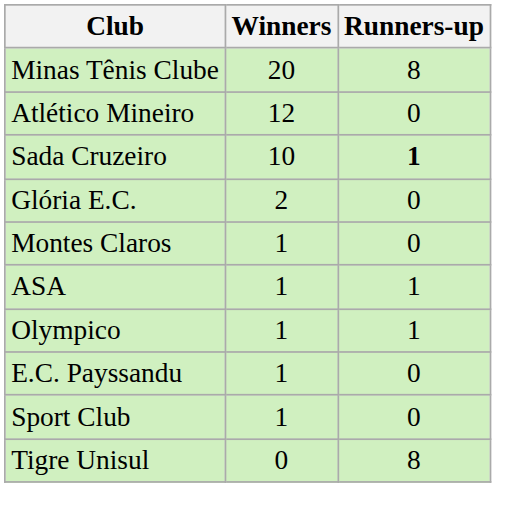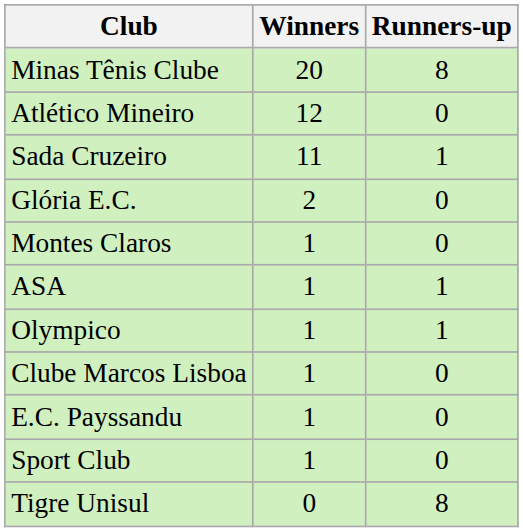(281, 156) 10 -> (309, 156) 11
(414, 156) bold -> (442, 156) normal
+ row: (129, 373)
